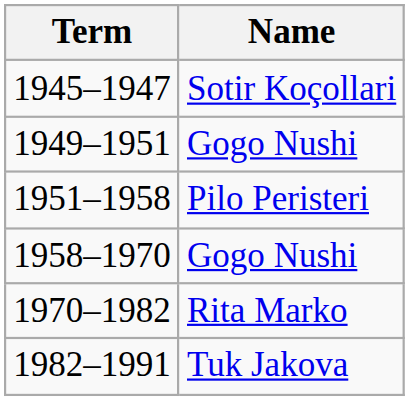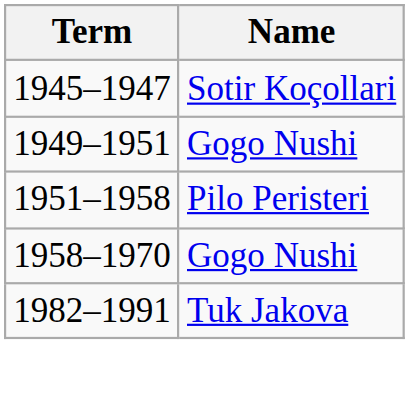- row: (92, 310)
